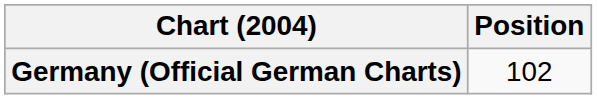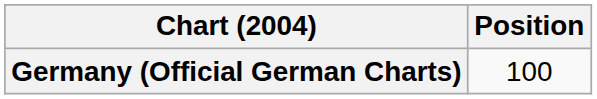(529, 70) 102 -> (529, 70) 100
